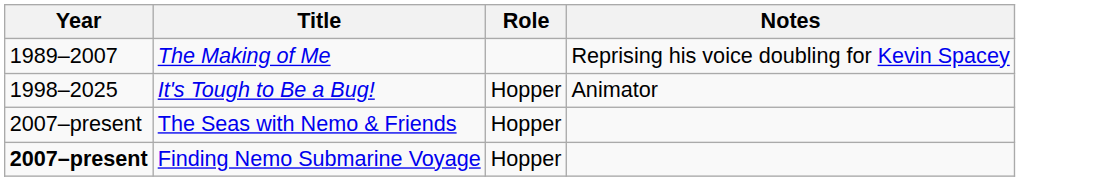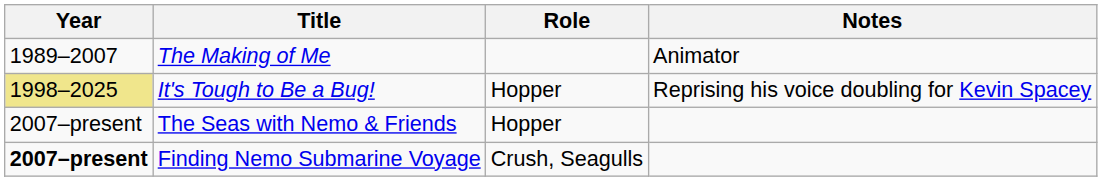(791, 55) Reprising his voice doubling for Kevin Spacey -> (696, 55) Animator
(64, 90) no background -> (64, 90) khaki background
(615, 90) Animator -> (872, 90) Reprising his voice doubling for Kevin Spacey
(526, 158) Hopper -> (567, 158) Crush, Seagulls
